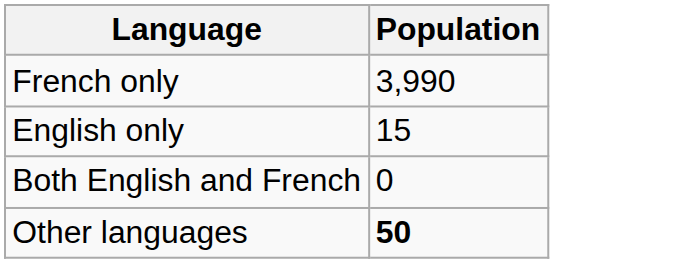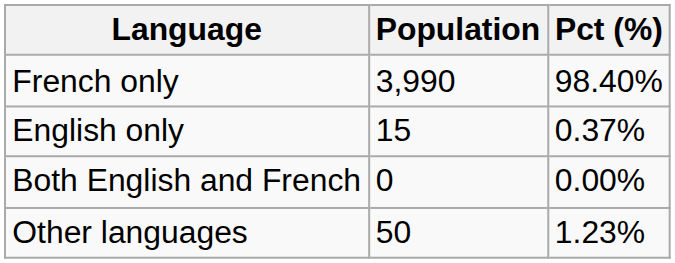+ column: (609, 29)
(393, 231) bold -> (393, 231) normal
